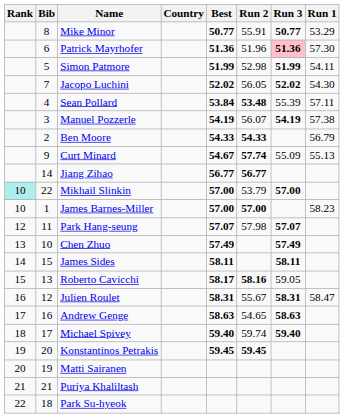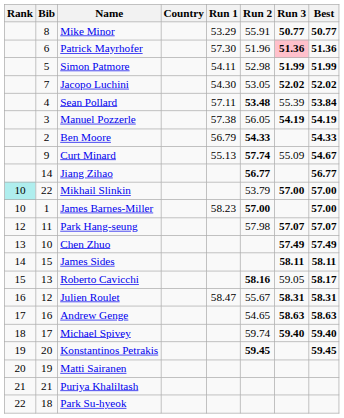columns swapped: (322, 13) <-> (222, 13)
(254, 84) 56.05 -> (258, 84) 53.05
(254, 119) 56.07 -> (258, 119) 56.05
